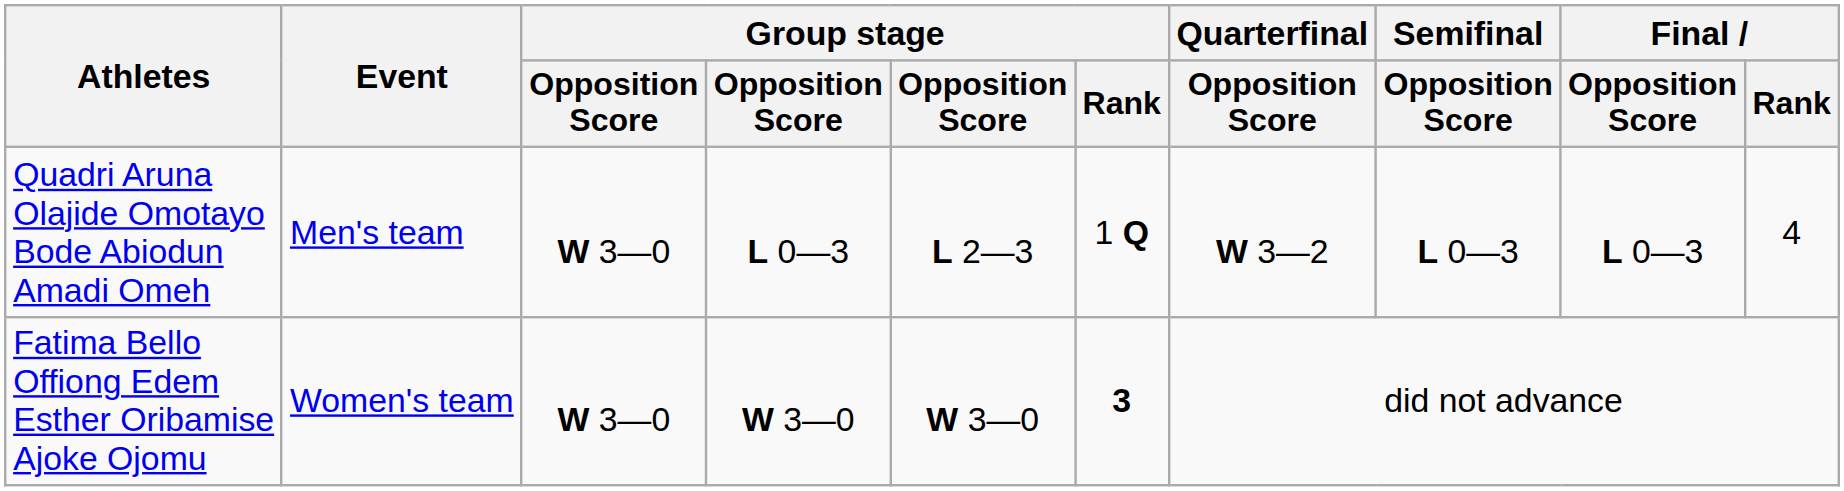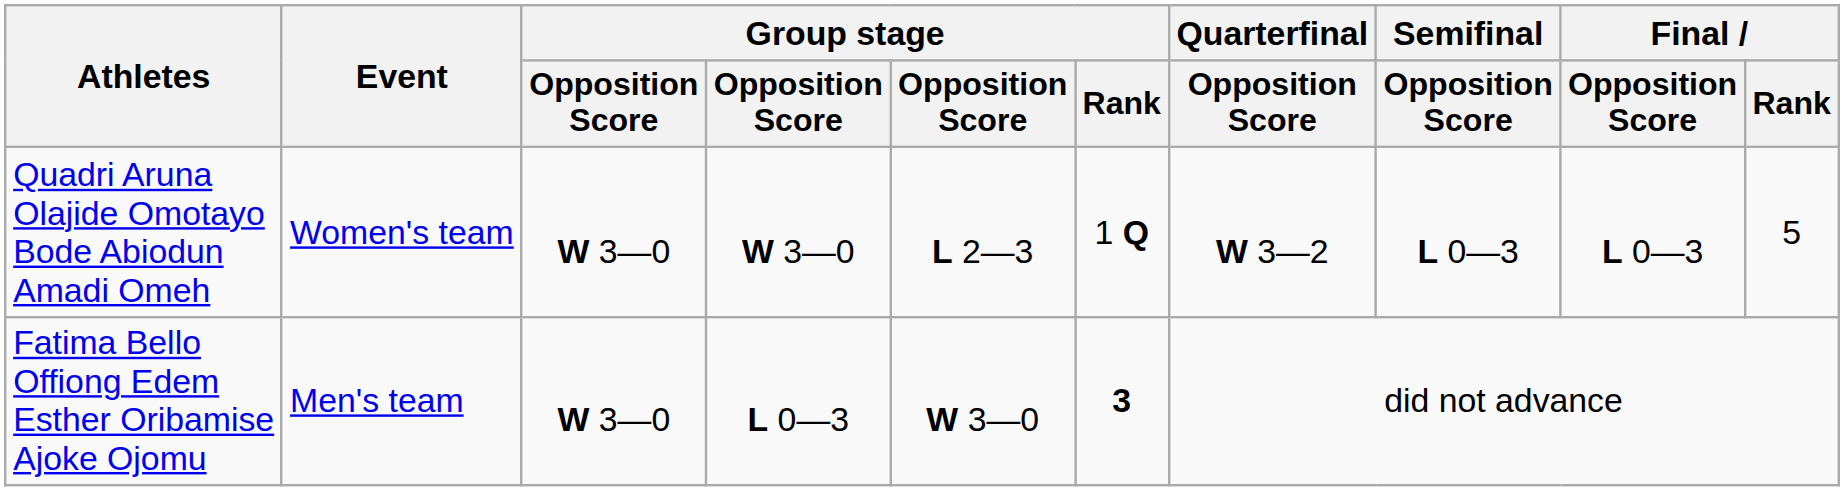(377, 232) Men's team -> (402, 232) Women's team
(798, 251) L 0―3 -> (798, 251) W 3―0
(1792, 232) 4 -> (1792, 232) 5
(402, 401) Women's team -> (377, 401) Men's team
(798, 420) W 3―0 -> (798, 420) L 0―3
